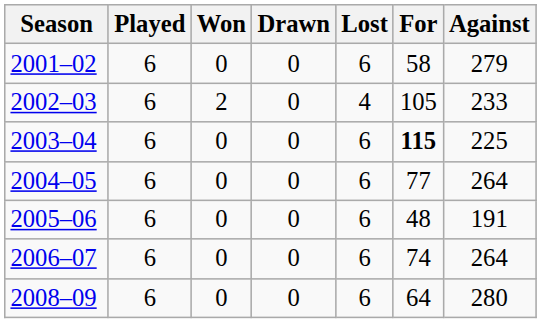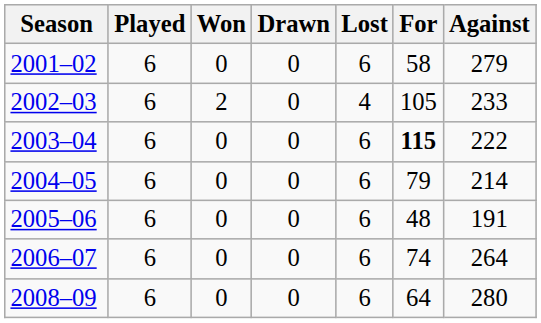(489, 141) 225 -> (489, 141) 222
(418, 180) 77 -> (418, 180) 79
(489, 180) 264 -> (489, 180) 214
